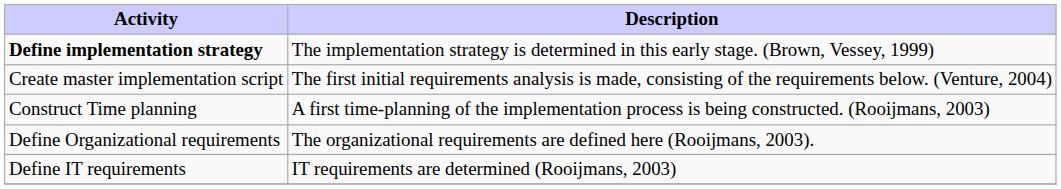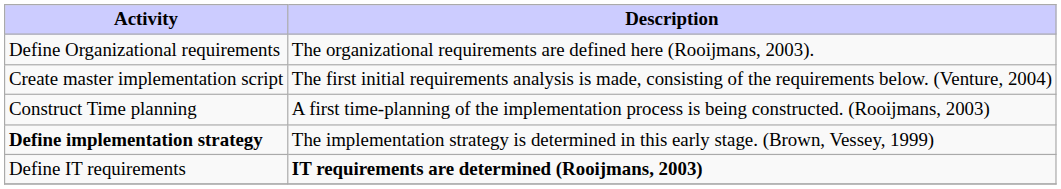rows swapped: (136, 49) <-> (145, 139)
(484, 169) normal -> (497, 169) bold
